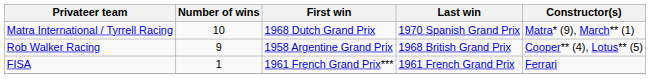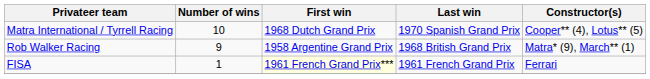(580, 30) Matra* (9), March** (1) -> (584, 30) Cooper** (4), Lotus** (5)
(584, 47) Cooper** (4), Lotus** (5) -> (580, 47) Matra* (9), March** (1)
(329, 64) no background -> (329, 64) lightyellow background
